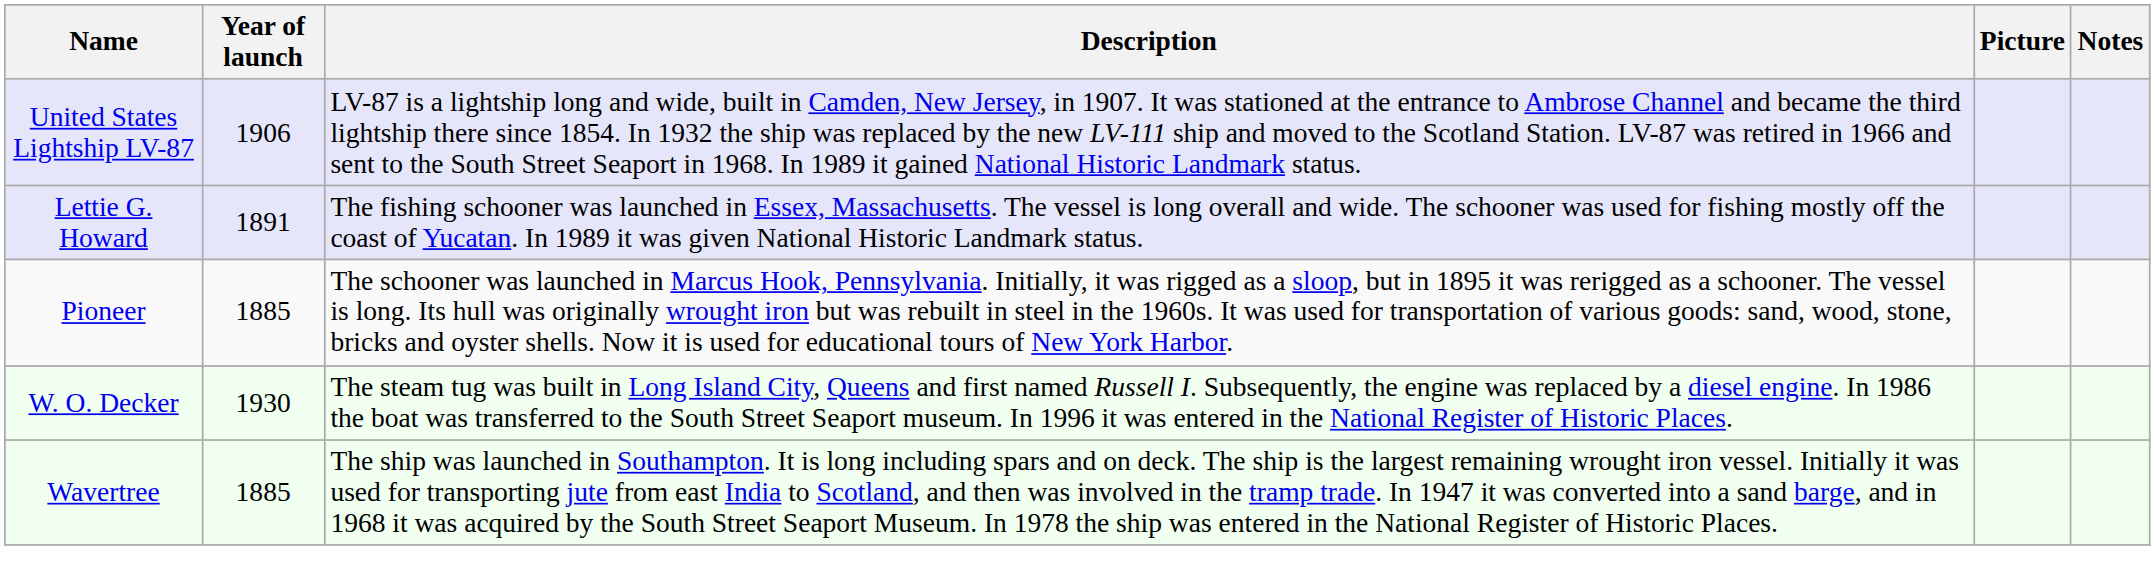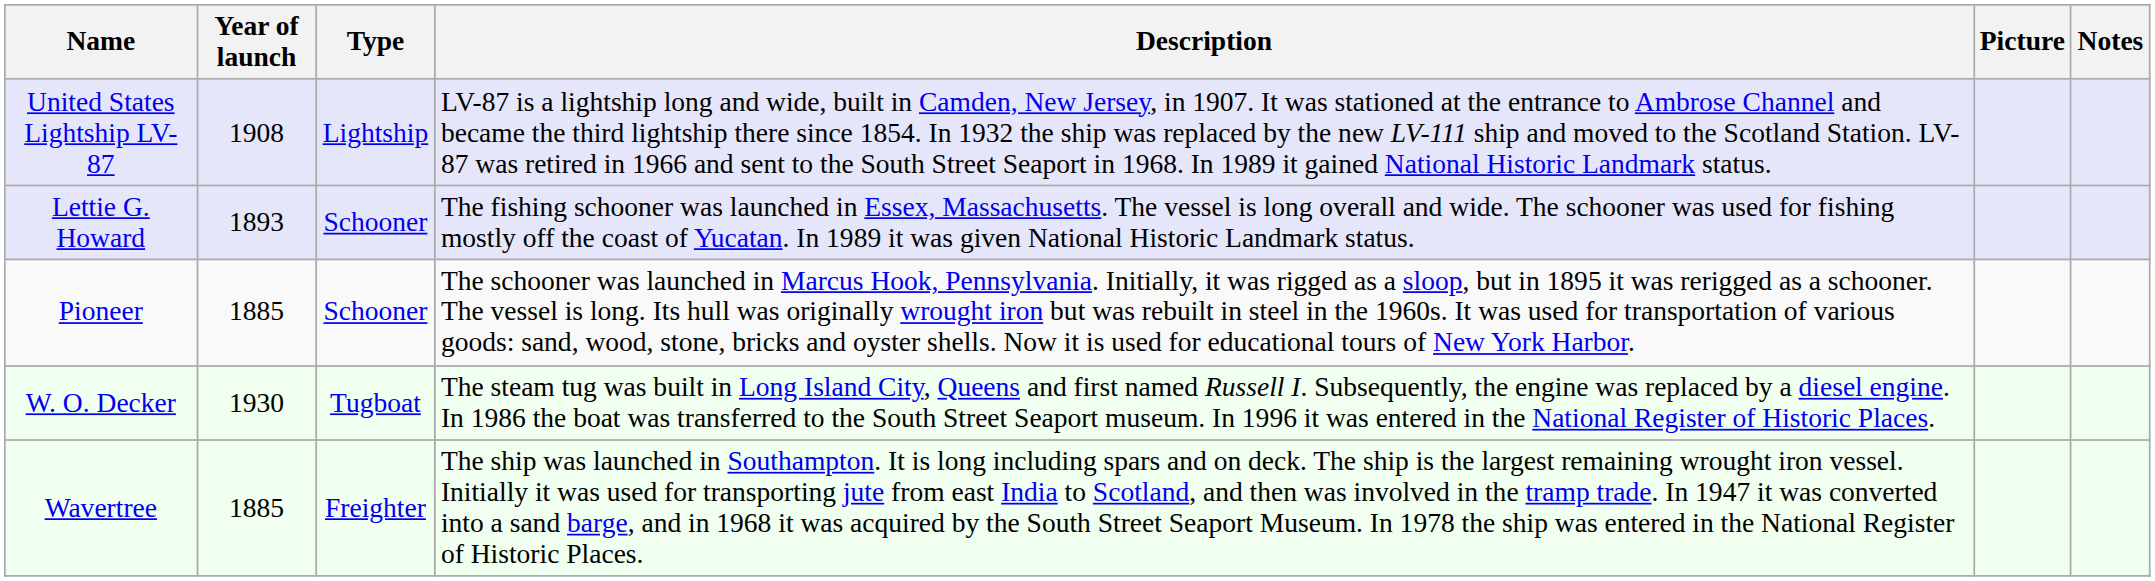+ column: (375, 41)
(263, 131) 1906 -> (257, 131) 1908
(263, 221) 1891 -> (257, 221) 1893
